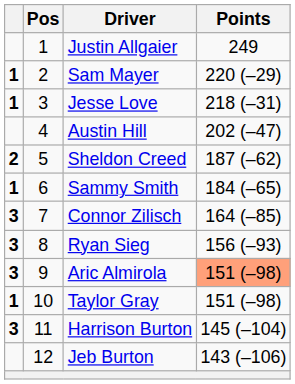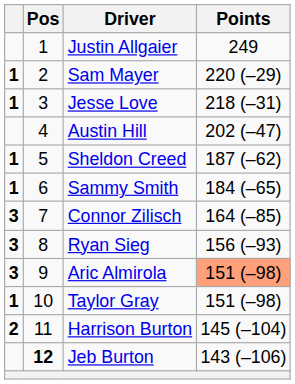(14, 160) 2 -> (14, 160) 1
(14, 329) 3 -> (14, 329) 2
(43, 357) normal -> (43, 357) bold
